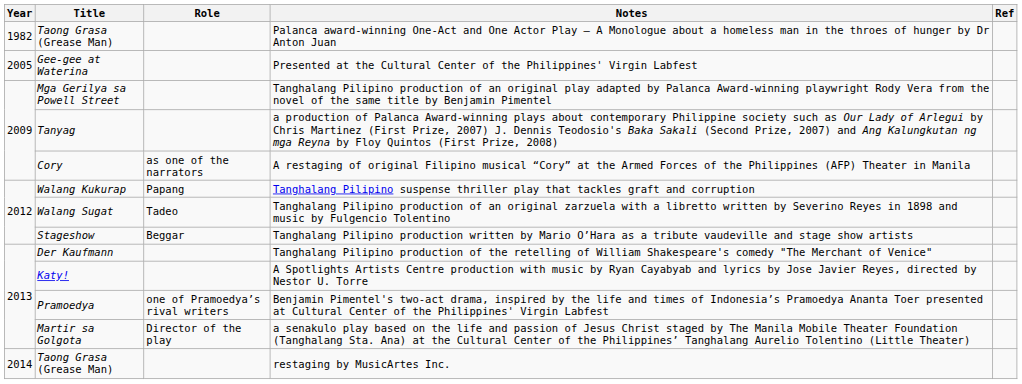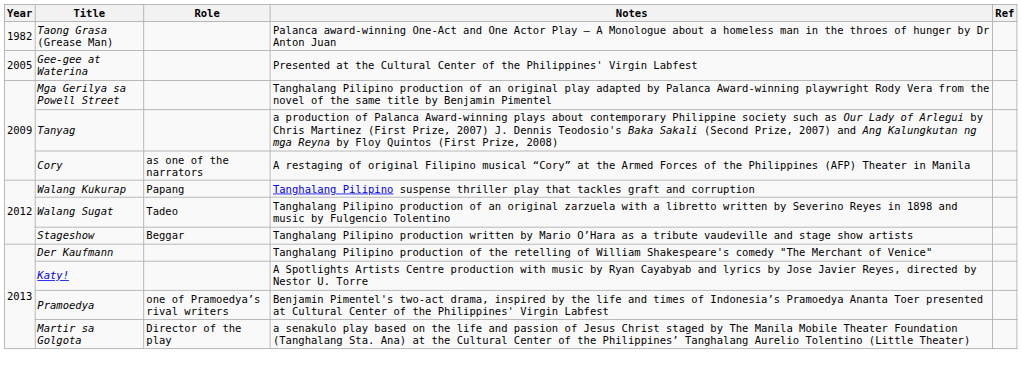- row: (362, 364)
